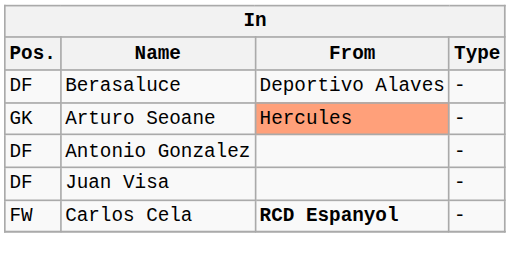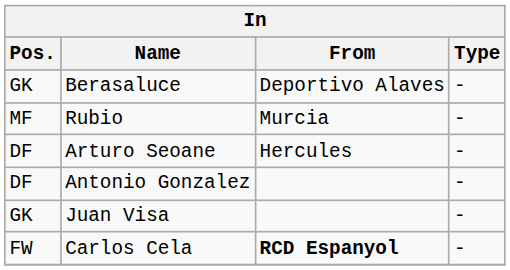(21, 86) DF -> (21, 86) GK
+ row: (94, 119)
(21, 119) GK -> (21, 151) DF
(306, 119) lightsalmon background -> (306, 151) no background
(21, 183) DF -> (21, 216) GK
